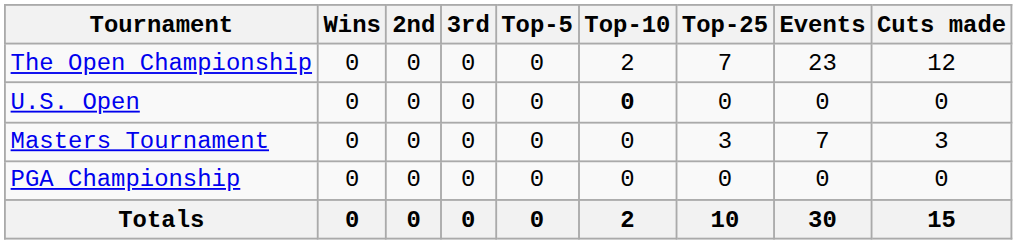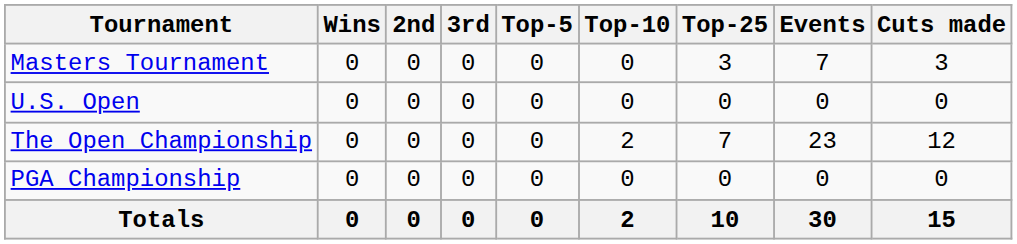rows swapped: (140, 141) <-> (161, 63)
(627, 102) bold -> (627, 102) normal
